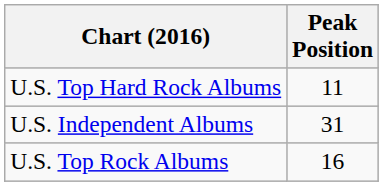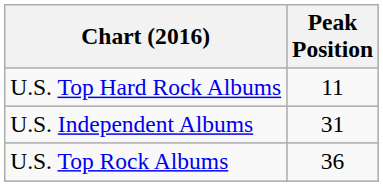(333, 161) 16 -> (333, 161) 36
